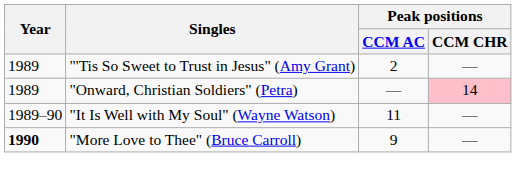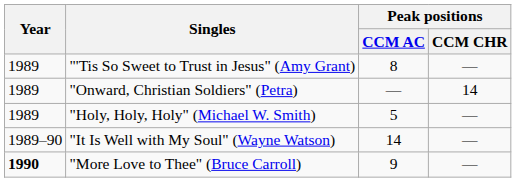(394, 66) 2 -> (394, 66) 8
(470, 90) pink background -> (470, 90) no background
+ row: (193, 115)
(394, 115) 11 -> (394, 139) 14
